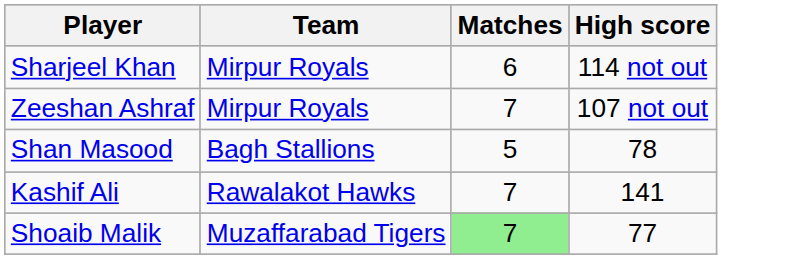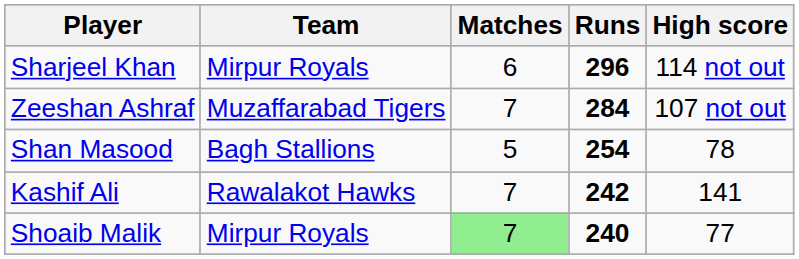+ column: (607, 25)
(288, 108) Mirpur Royals -> (326, 108) Muzaffarabad Tigers
(326, 233) Muzaffarabad Tigers -> (288, 233) Mirpur Royals
